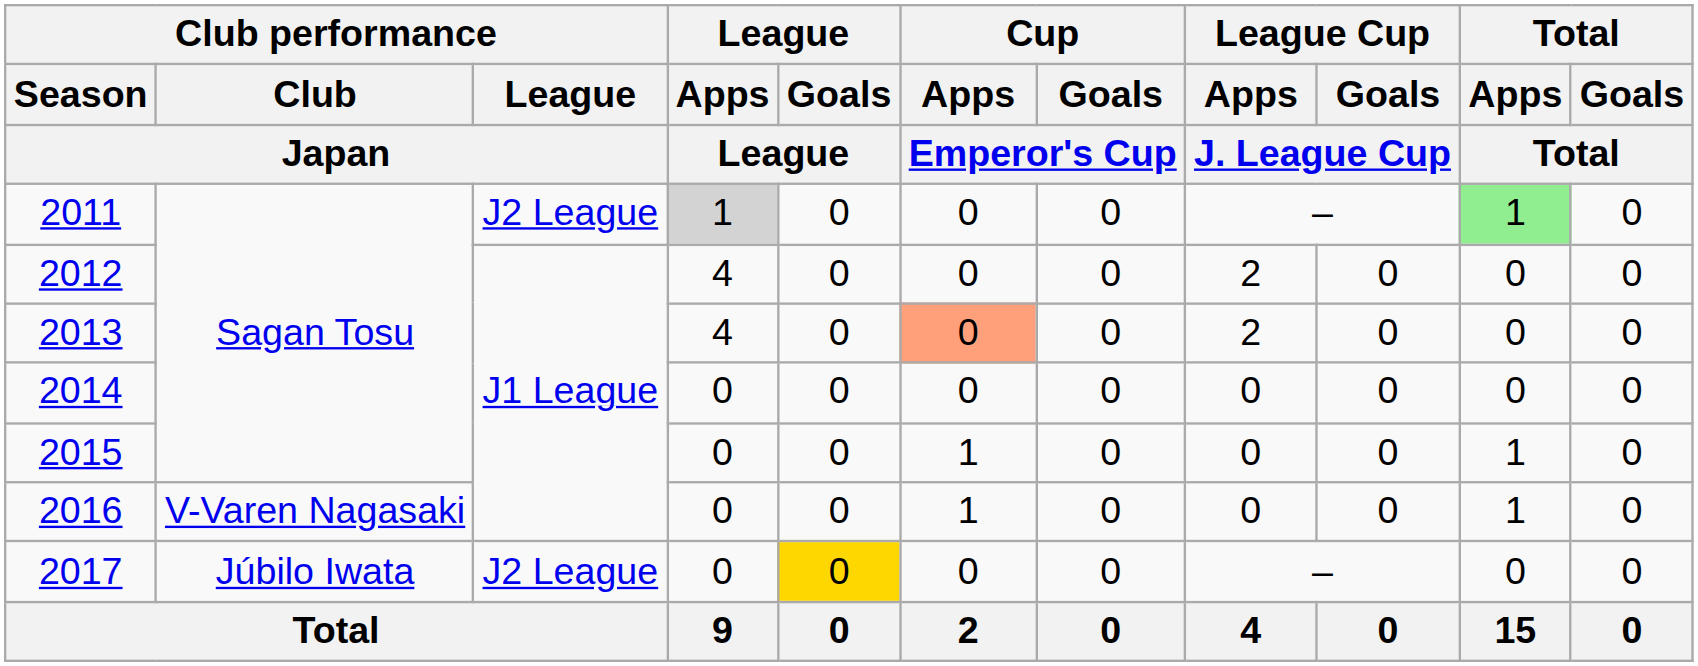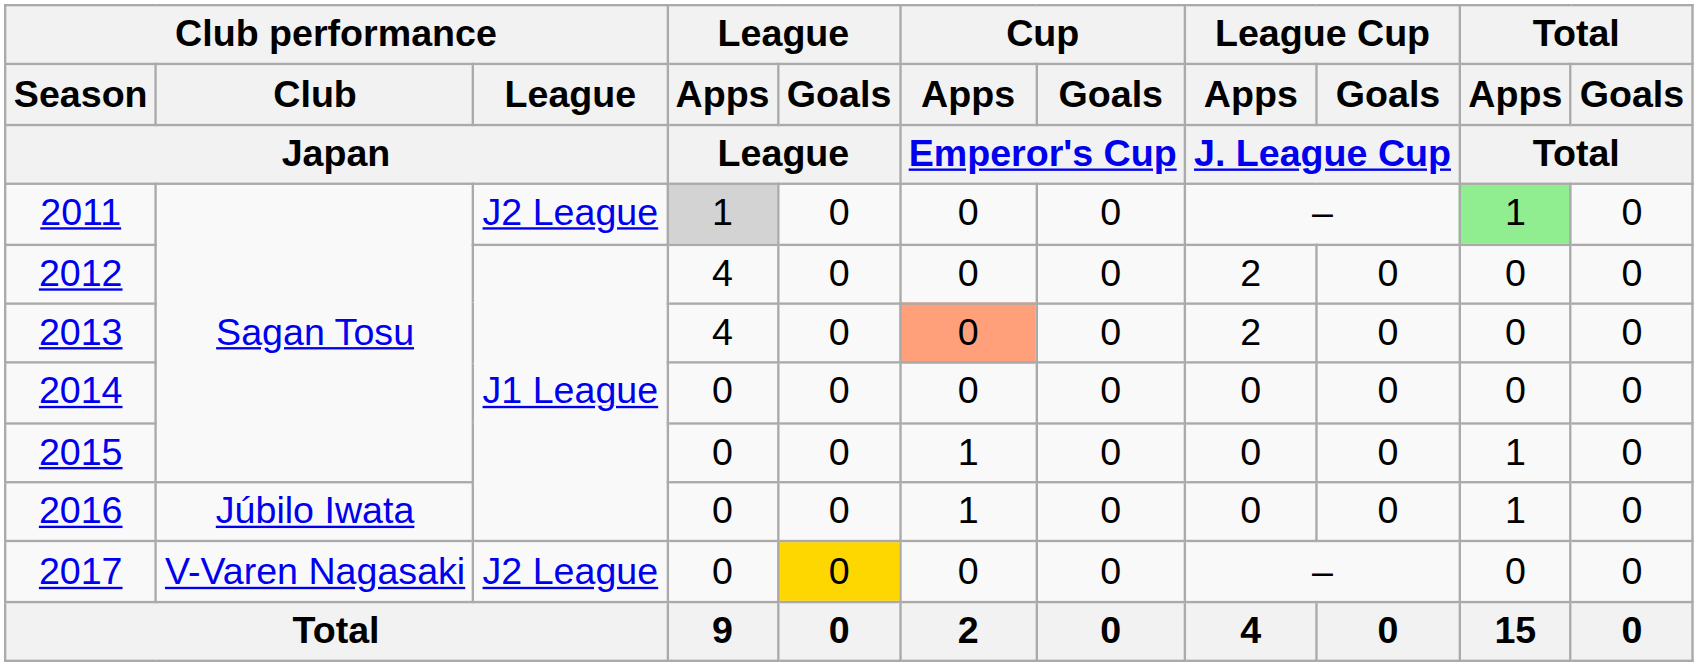(315, 511) V-Varen Nagasaki -> (315, 511) Júbilo Iwata
(315, 570) Júbilo Iwata -> (315, 570) V-Varen Nagasaki
